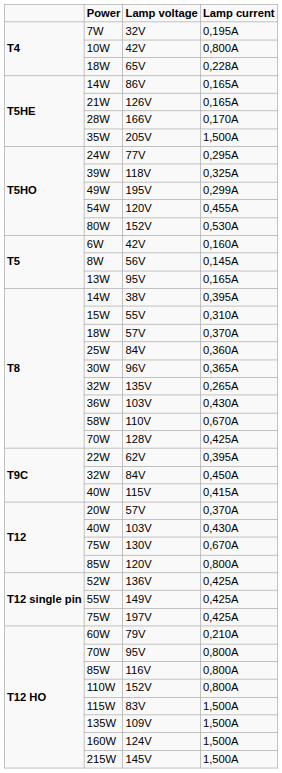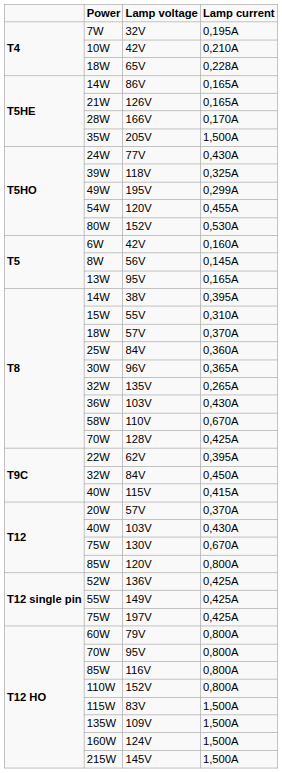(221, 48) 0,800A -> (221, 48) 0,210A
(221, 155) 0,295A -> (221, 155) 0,430A
(221, 635) 0,210A -> (221, 635) 0,800A
